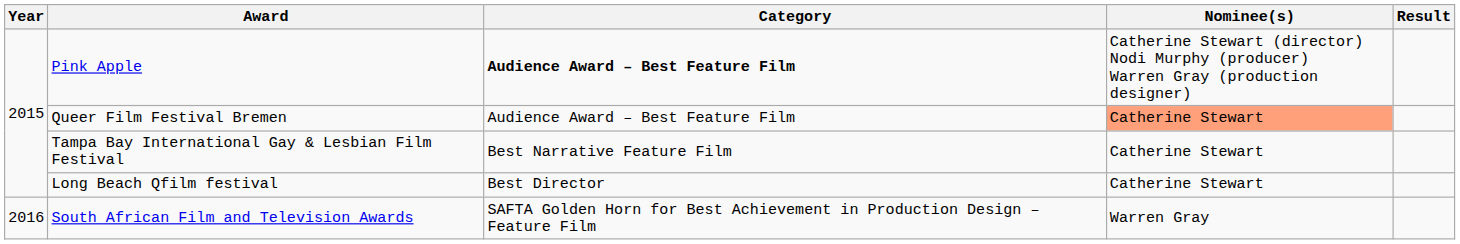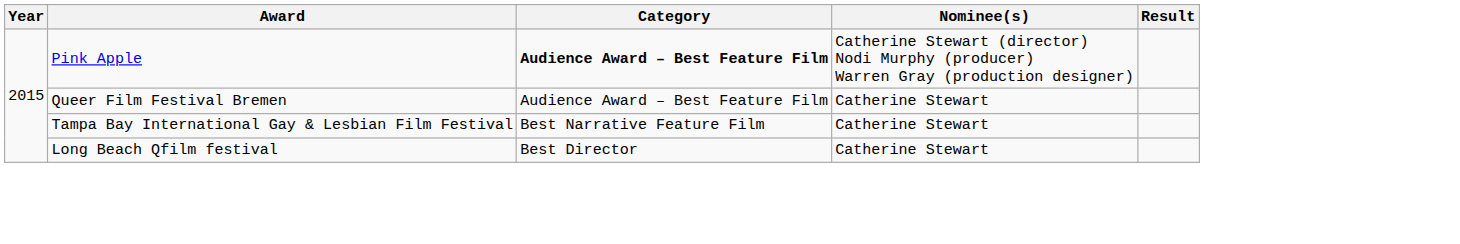(1187, 118) lightsalmon background -> (912, 101) no background
- row: (233, 218)
